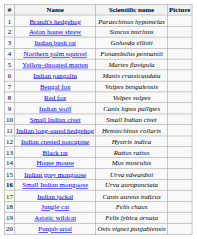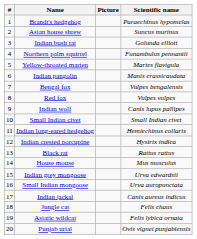columns swapped: (132, 10) <-> (180, 10)
(9, 185) bold -> (9, 185) normal
